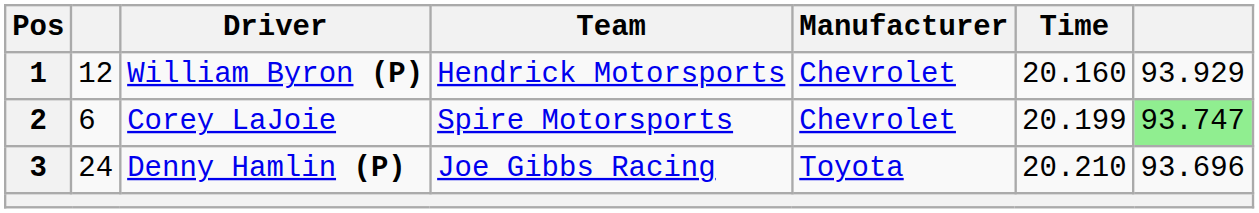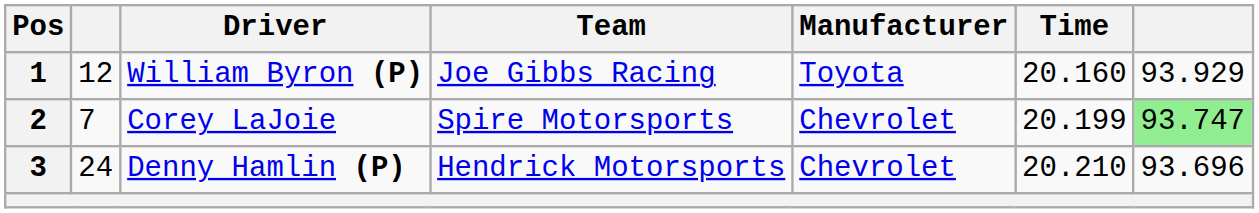(611, 76) Hendrick Motorsports -> (576, 76) Joe Gibbs Racing
(878, 76) Chevrolet -> (851, 76) Toyota
(87, 123) 6 -> (87, 123) 7
(576, 170) Joe Gibbs Racing -> (611, 170) Hendrick Motorsports
(851, 170) Toyota -> (878, 170) Chevrolet
